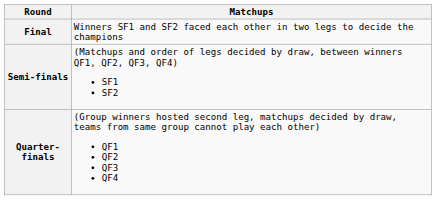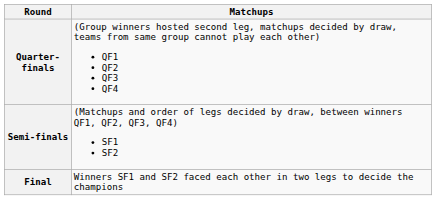rows swapped: (38, 152) <-> (38, 32)
